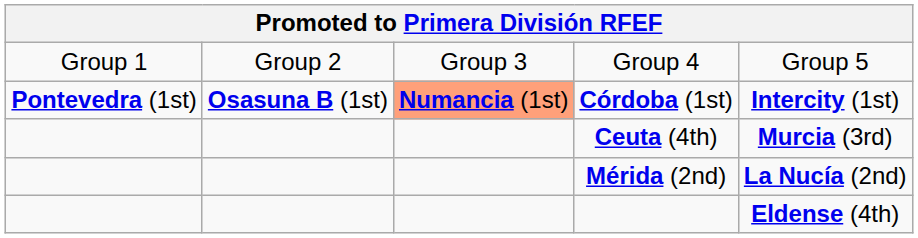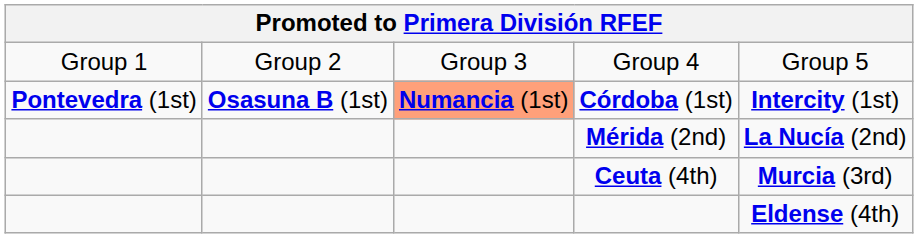rows swapped: (656, 175) <-> (656, 137)
